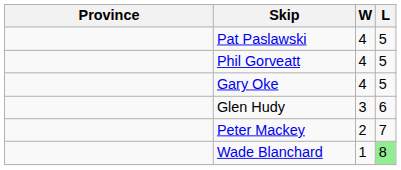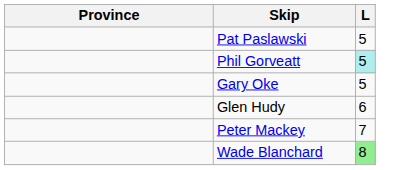- column: (365, 15)
(383, 61) no background -> (363, 61) paleturquoise background
